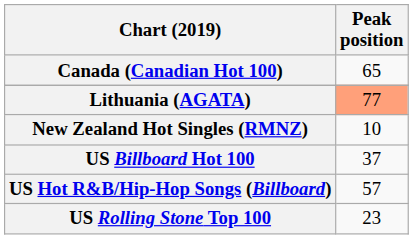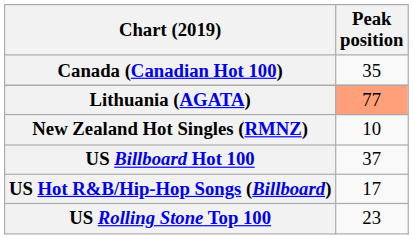(372, 70) 65 -> (372, 70) 35
(372, 188) 57 -> (372, 188) 17
